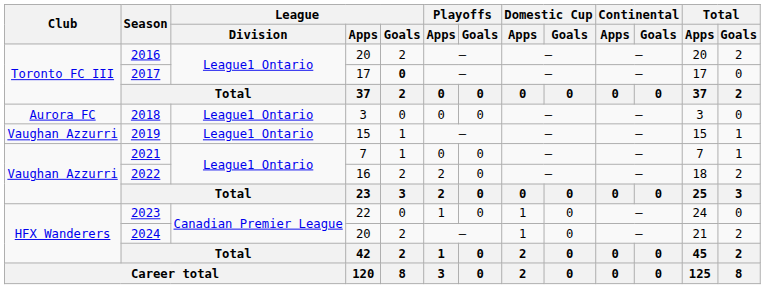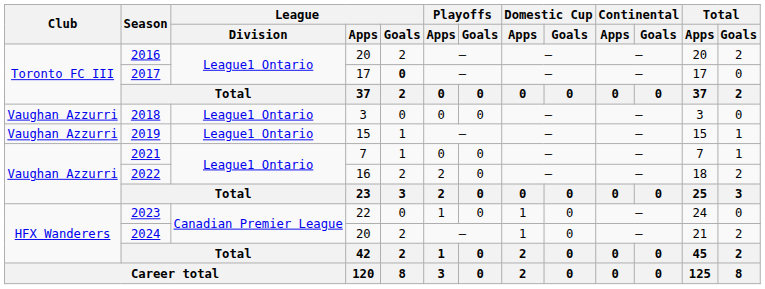(63, 114) Aurora FC -> (63, 114) Vaughan Azzurri
